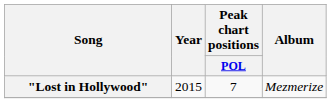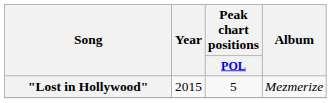(233, 86) 7 -> (233, 86) 5
